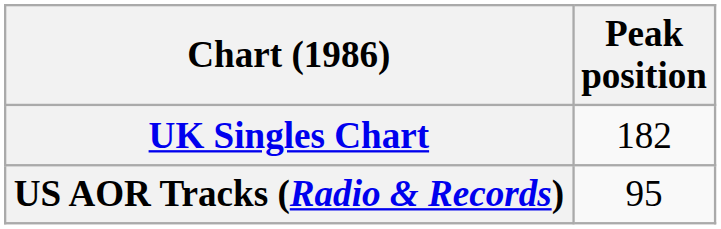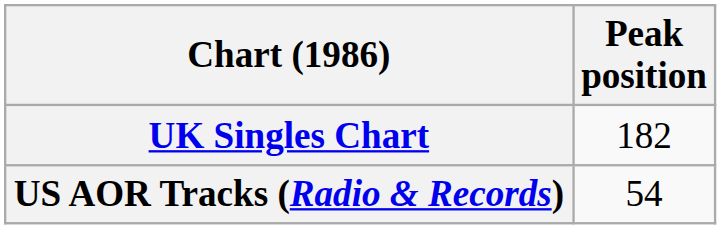(644, 193) 95 -> (644, 193) 54
